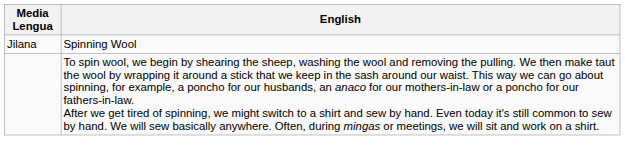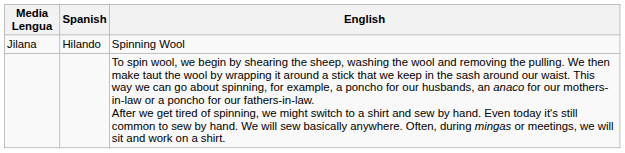+ column: (84, 19)
